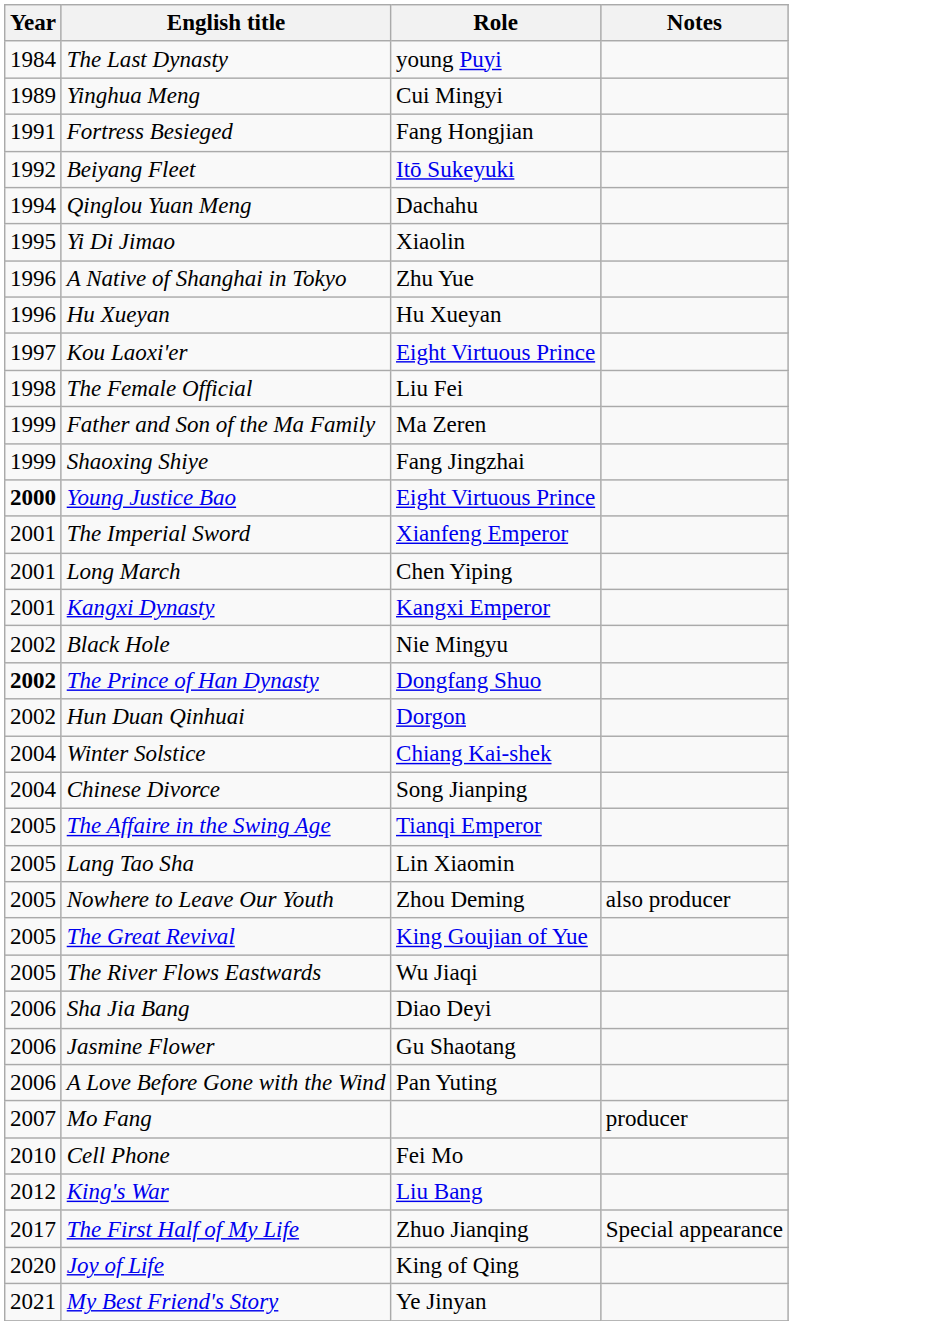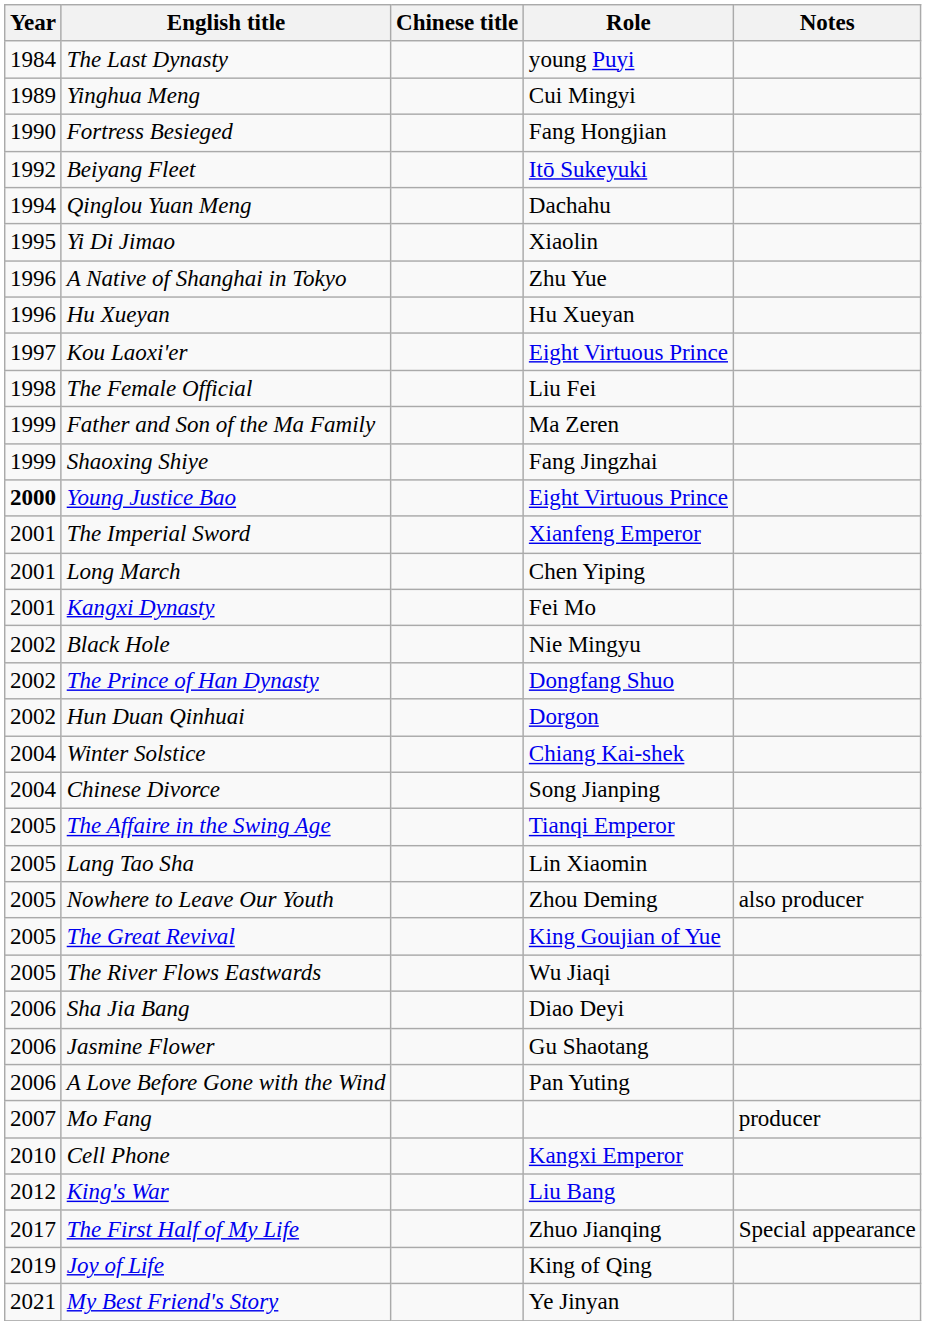+ column: (457, 22)
(33, 132) 1991 -> (33, 132) 1990
(473, 607) Kangxi Emperor -> (562, 607) Fei Mo
(33, 680) bold -> (33, 680) normal
(430, 1155) Fei Mo -> (606, 1155) Kangxi Emperor
(33, 1265) 2020 -> (33, 1265) 2019
